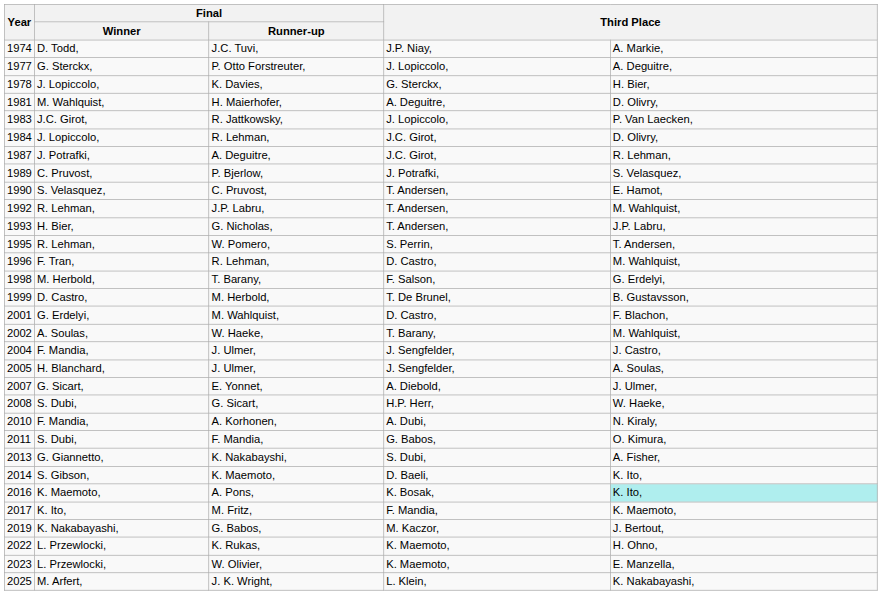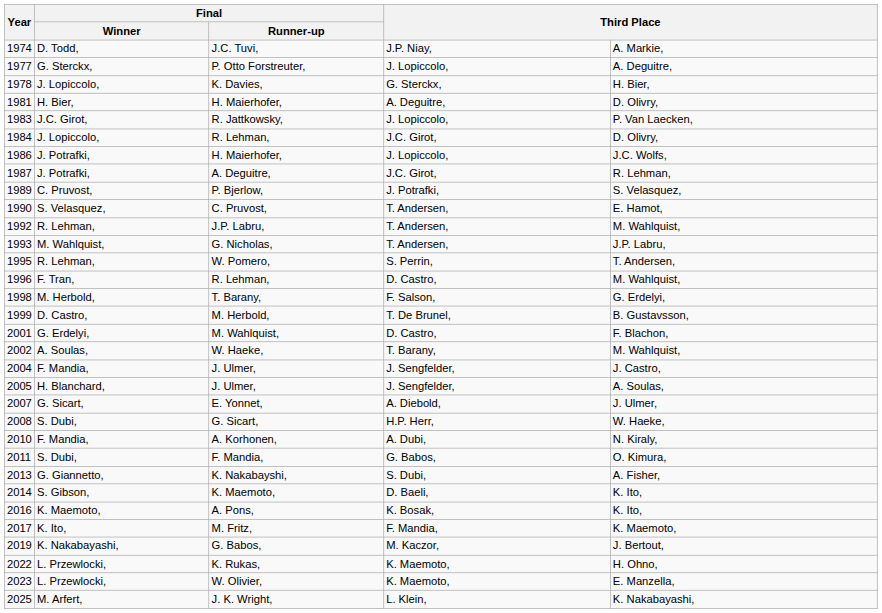(71, 102) M. Wahlquist, -> (55, 102) H. Bier,
+ row: (19, 155)
(55, 226) H. Bier, -> (71, 244) M. Wahlquist,
(627, 492) paleturquoise background -> (627, 510) no background
